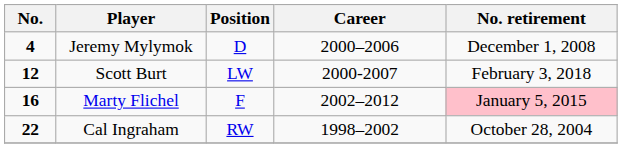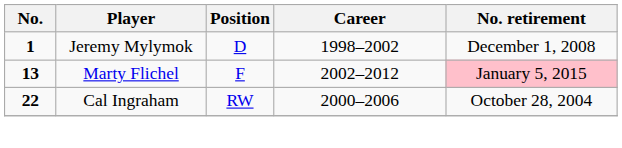(30, 45) 4 -> (30, 45) 1
(360, 45) 2000–2006 -> (360, 45) 1998–2002
- row: (131, 73)
(30, 101) 16 -> (30, 73) 13
(360, 128) 1998–2002 -> (360, 101) 2000–2006
